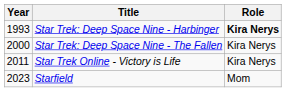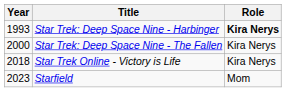(18, 62) 2011 -> (18, 62) 2018
